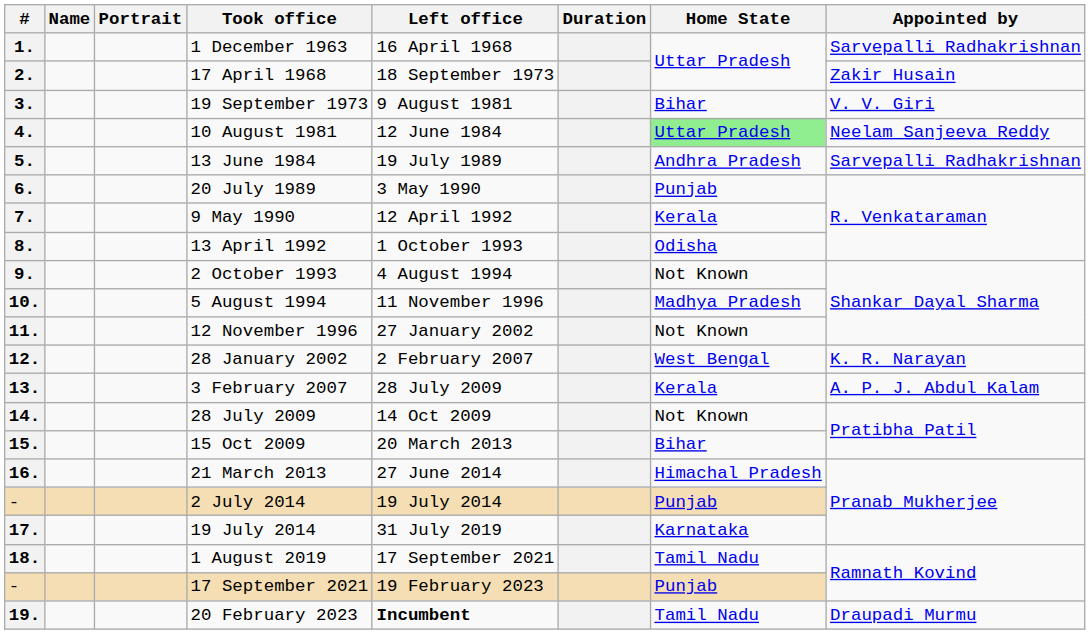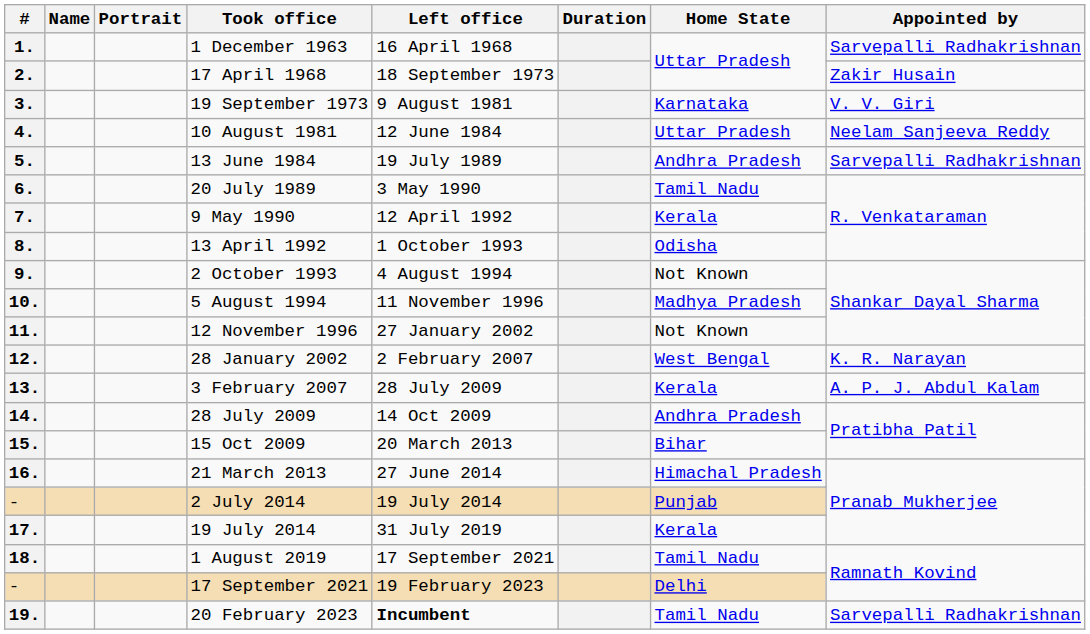(681, 104) Bihar -> (702, 104) Karnataka
(722, 132) lightgreen background -> (722, 132) no background
(686, 189) Punjab -> (707, 189) Tamil Nadu
(702, 416) Not Known -> (728, 416) Andhra Pradesh
(702, 530) Karnataka -> (686, 530) Kerala
(686, 587) Punjab -> (681, 587) Delhi
(903, 615) Draupadi Murmu -> (955, 615) Sarvepalli Radhakrishnan
